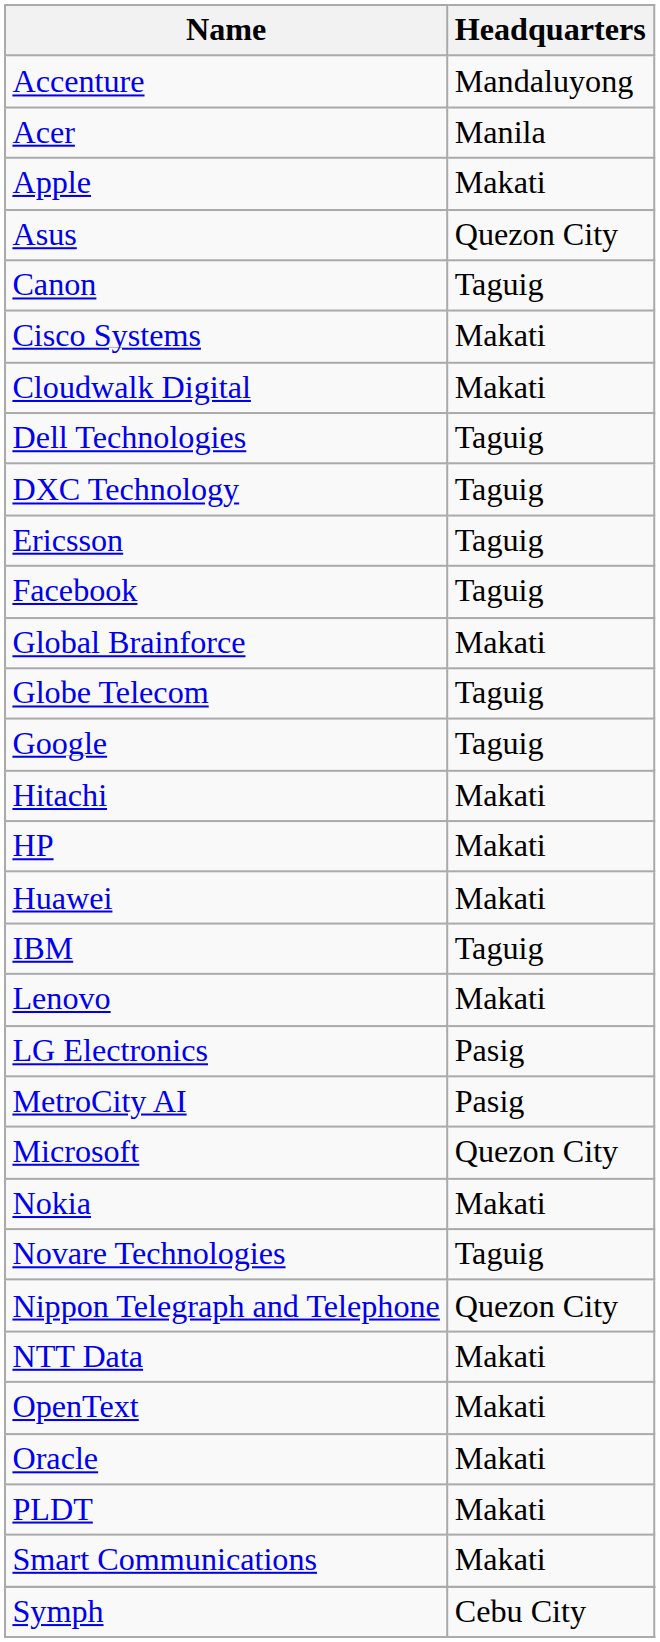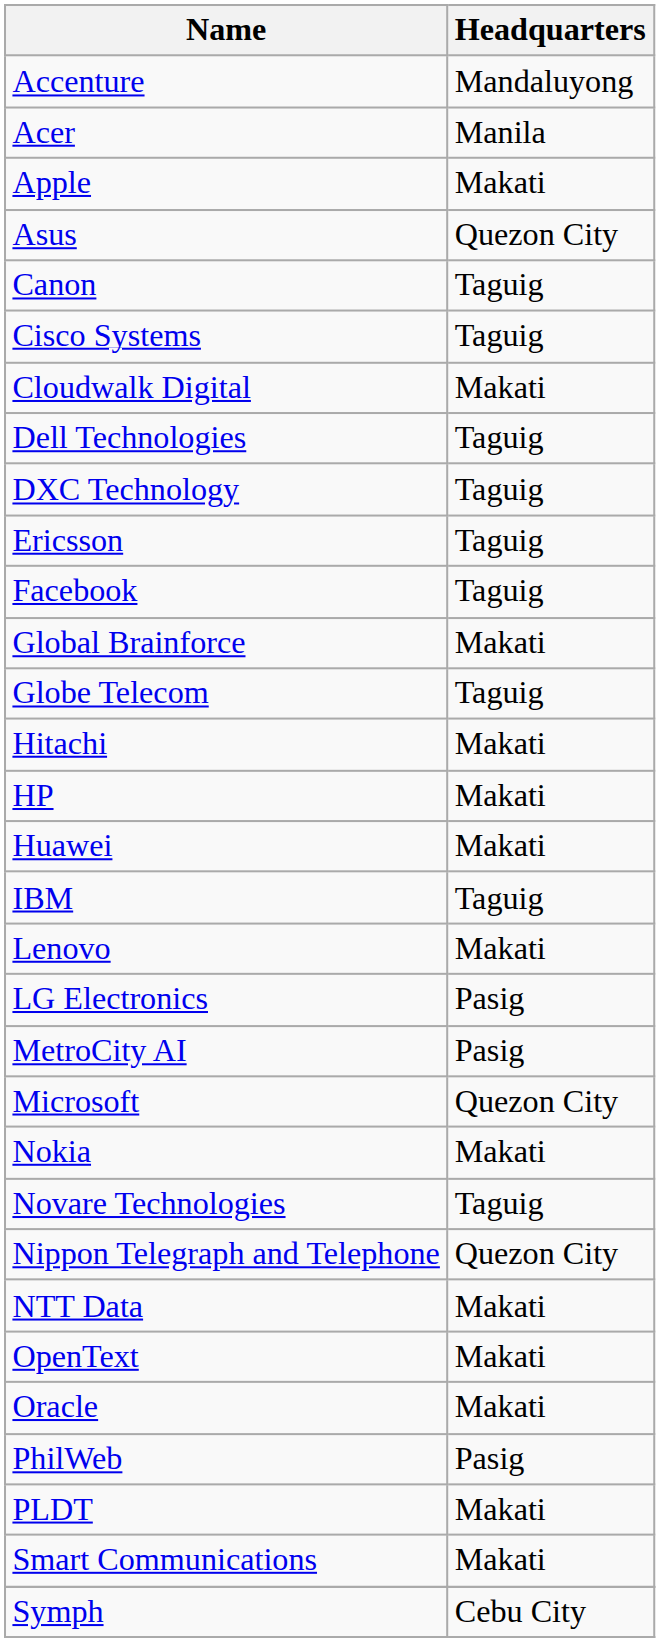(500, 336) Makati -> (499, 336) Taguig
- row: (60, 744)
+ row: (67, 1458)
